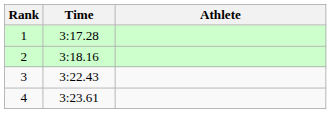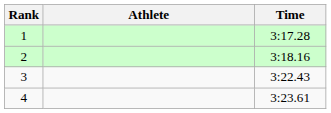columns swapped: (220, 14) <-> (79, 14)
